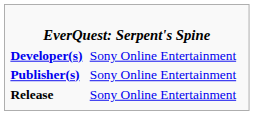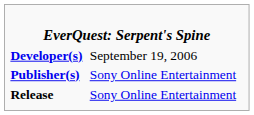(163, 55) Sony Online Entertainment -> (143, 55) September 19, 2006
